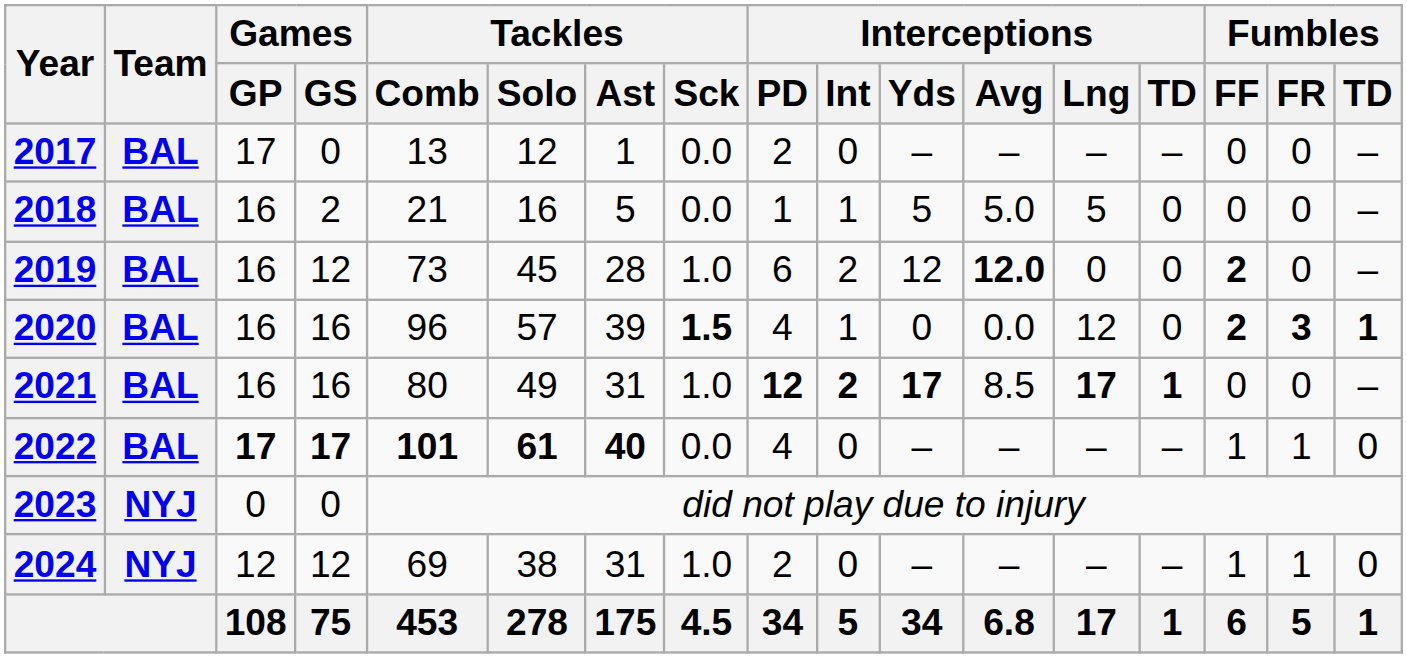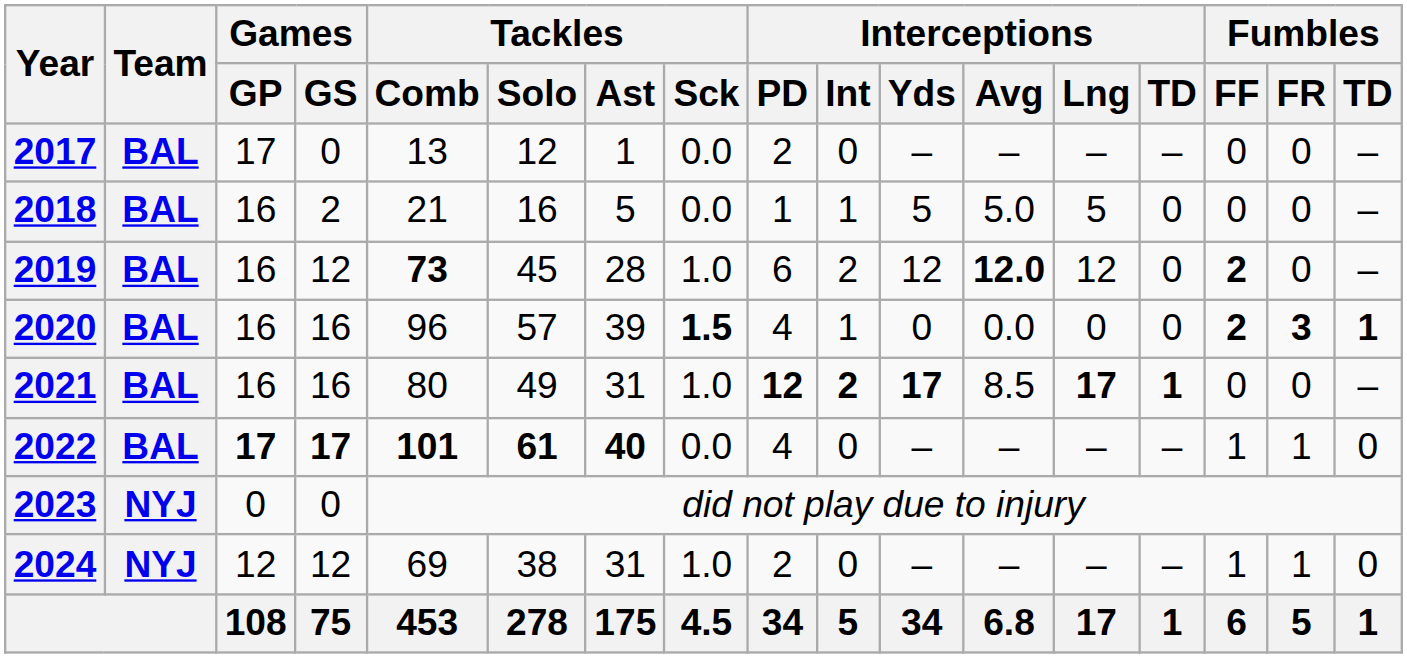(427, 269) normal -> (427, 269) bold
(1096, 269) 0 -> (1096, 269) 12
(1096, 328) 12 -> (1096, 328) 0
